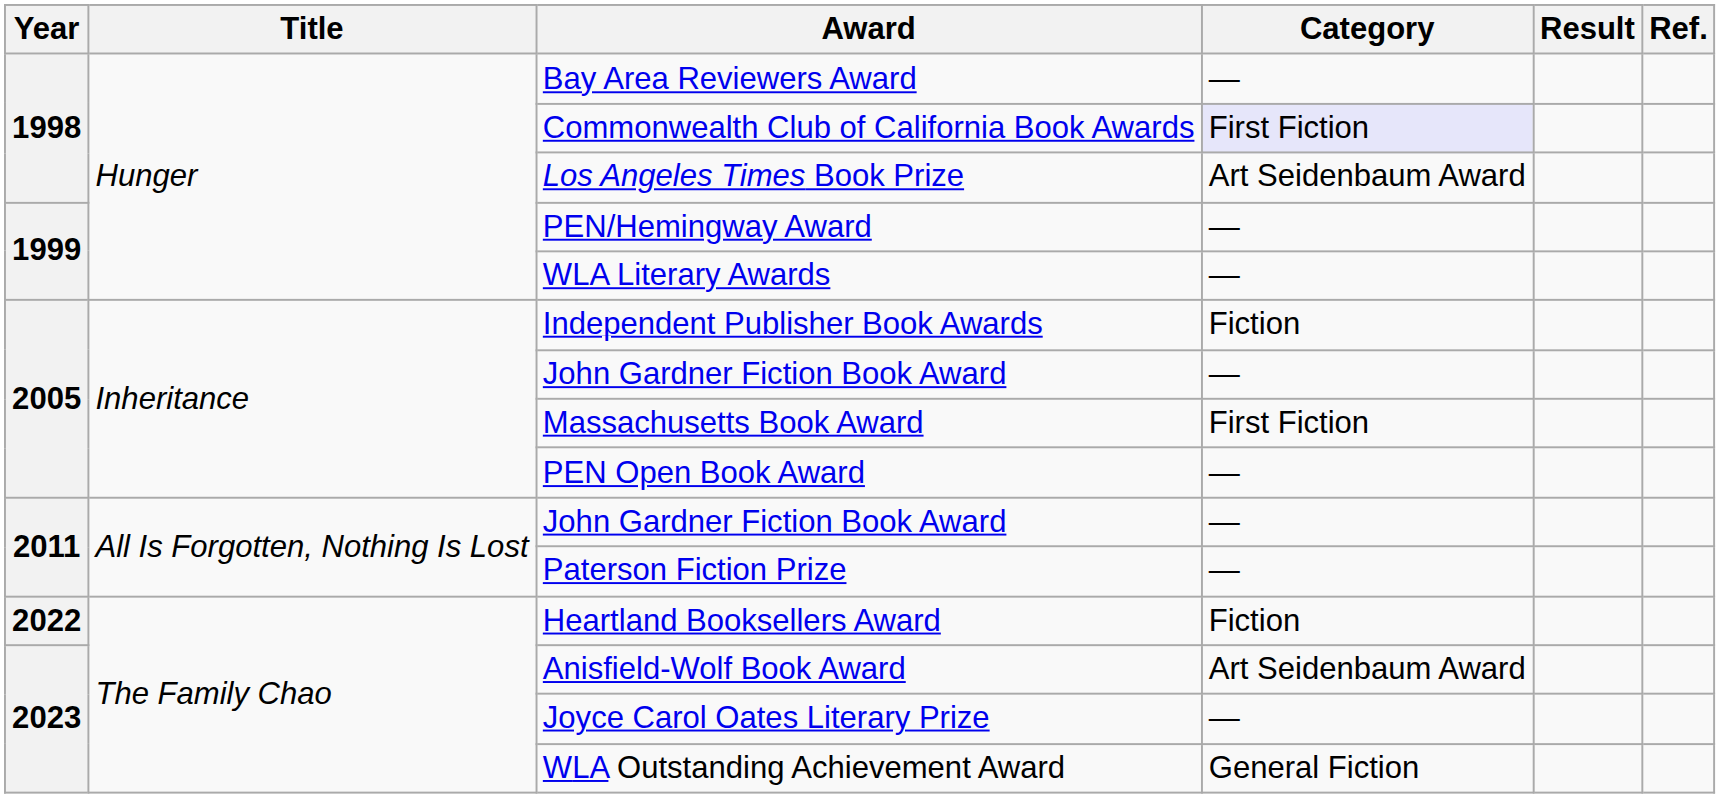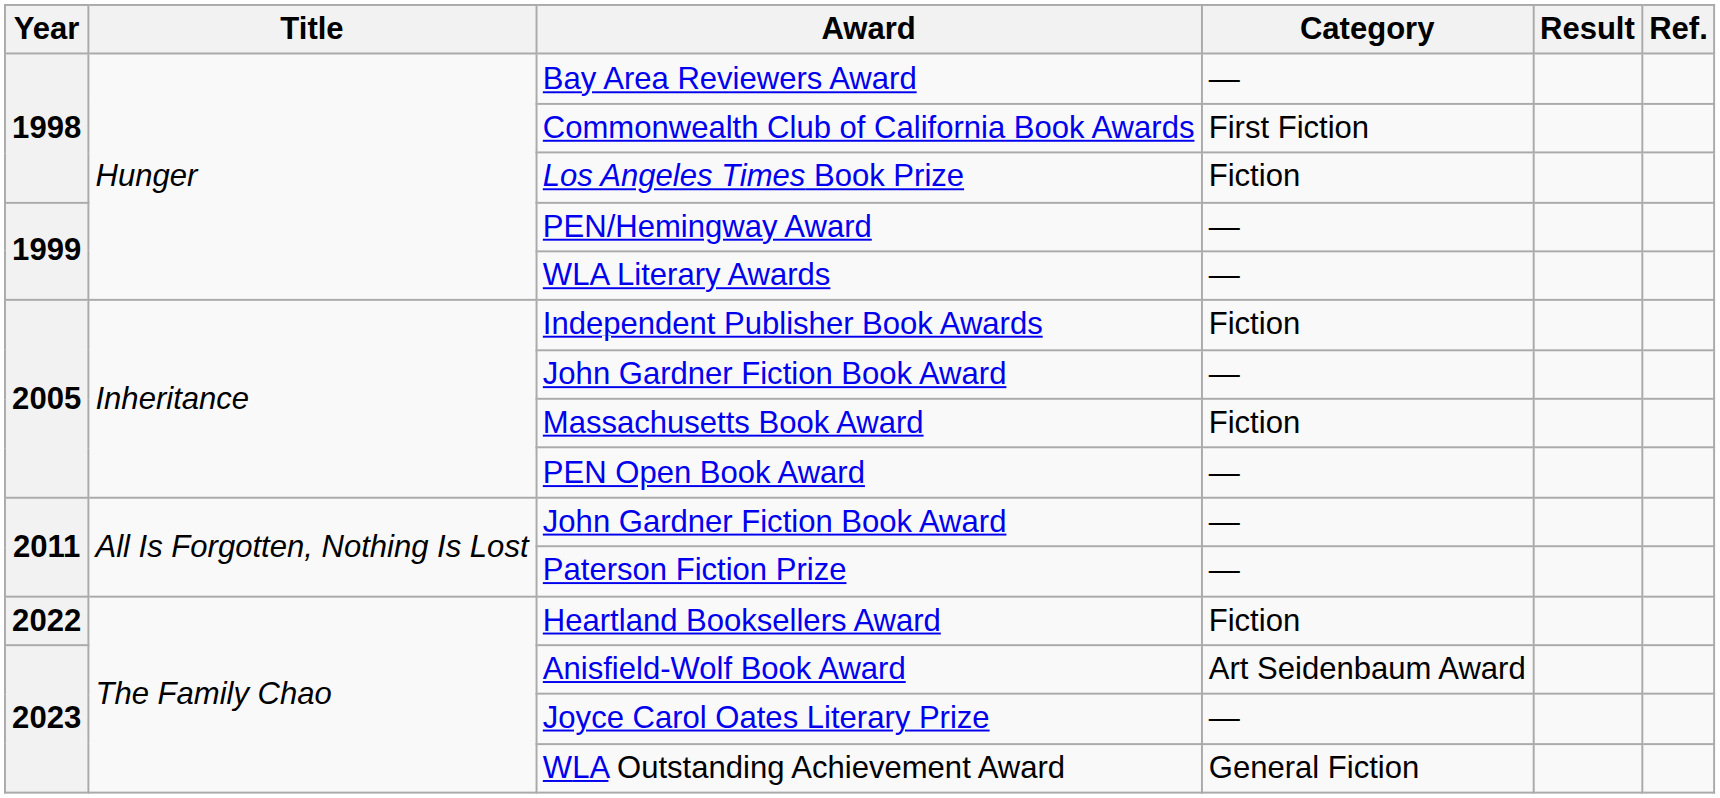(1289, 127) lavender background -> (1289, 127) no background
(1367, 176) Art Seidenbaum Award -> (1254, 176) Fiction
(1289, 422) First Fiction -> (1254, 422) Fiction
